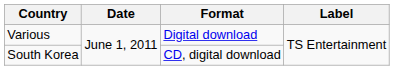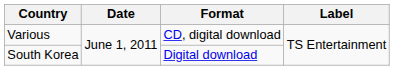(210, 34) Digital download -> (222, 34) CD, digital download
(222, 55) CD, digital download -> (210, 55) Digital download
